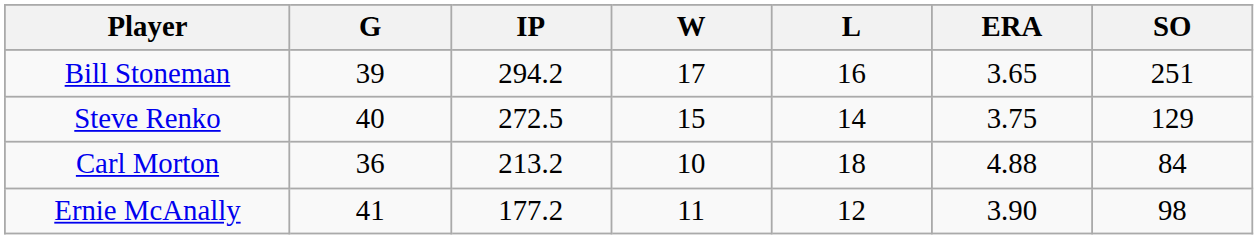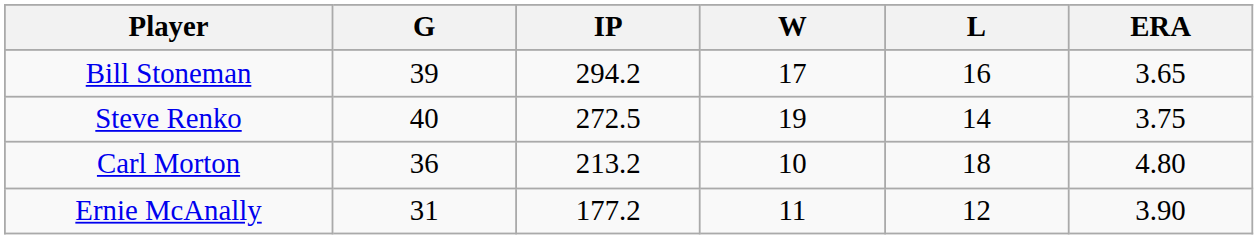- column: (1172, 27)
(691, 118) 15 -> (792, 118) 19
(1012, 164) 4.88 -> (1161, 164) 4.80
(370, 210) 41 -> (424, 210) 31
